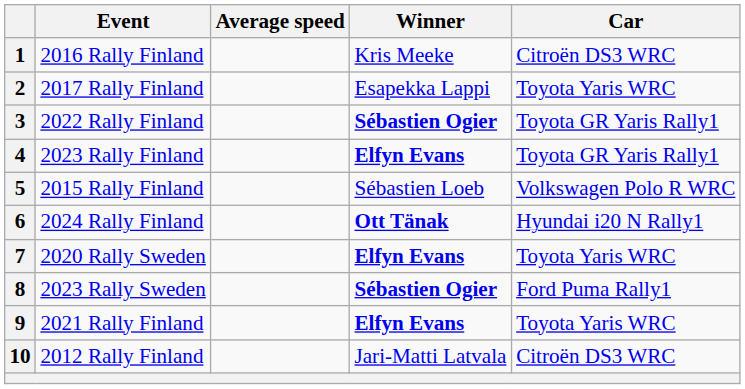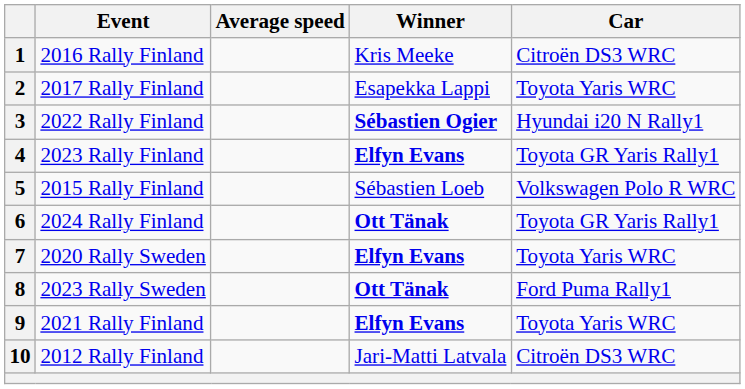(617, 121) Toyota GR Yaris Rally1 -> (610, 121) Hyundai i20 N Rally1
(610, 222) Hyundai i20 N Rally1 -> (617, 222) Toyota GR Yaris Rally1
(426, 289) Sébastien Ogier -> (402, 289) Ott Tänak
